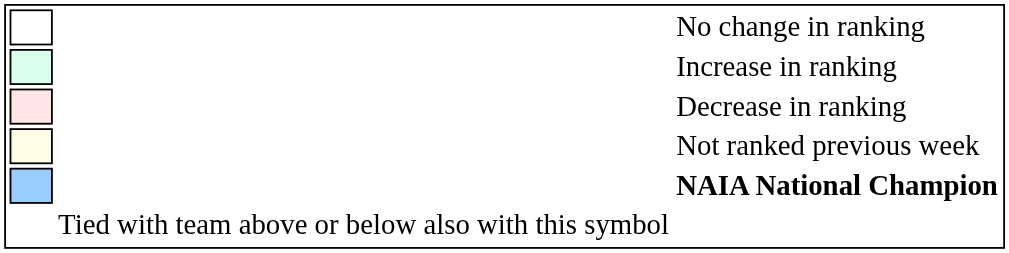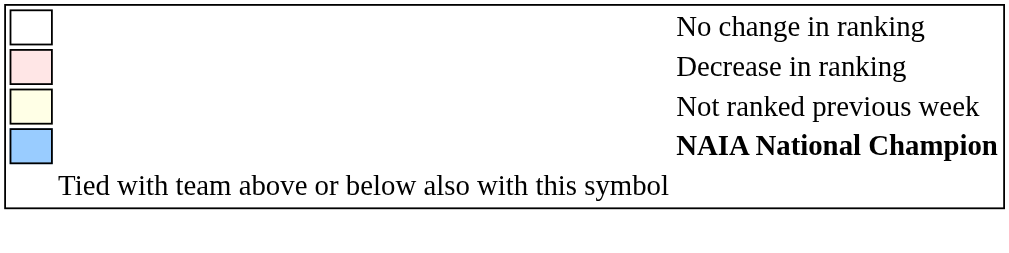- row: (787, 66)
